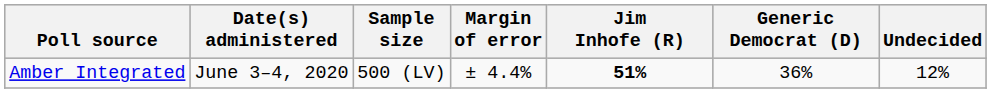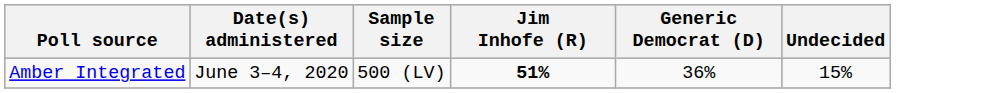- column: (498, 31)
(933, 73) 12% -> (836, 73) 15%
